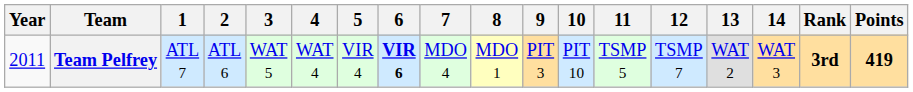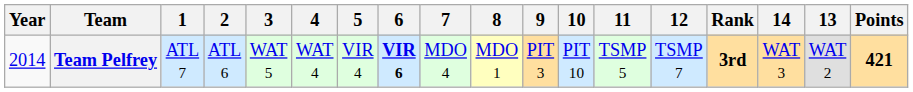columns swapped: (730, 19) <-> (825, 19)
(27, 60) 2011 -> (27, 60) 2014
(879, 60) 419 -> (879, 60) 421
